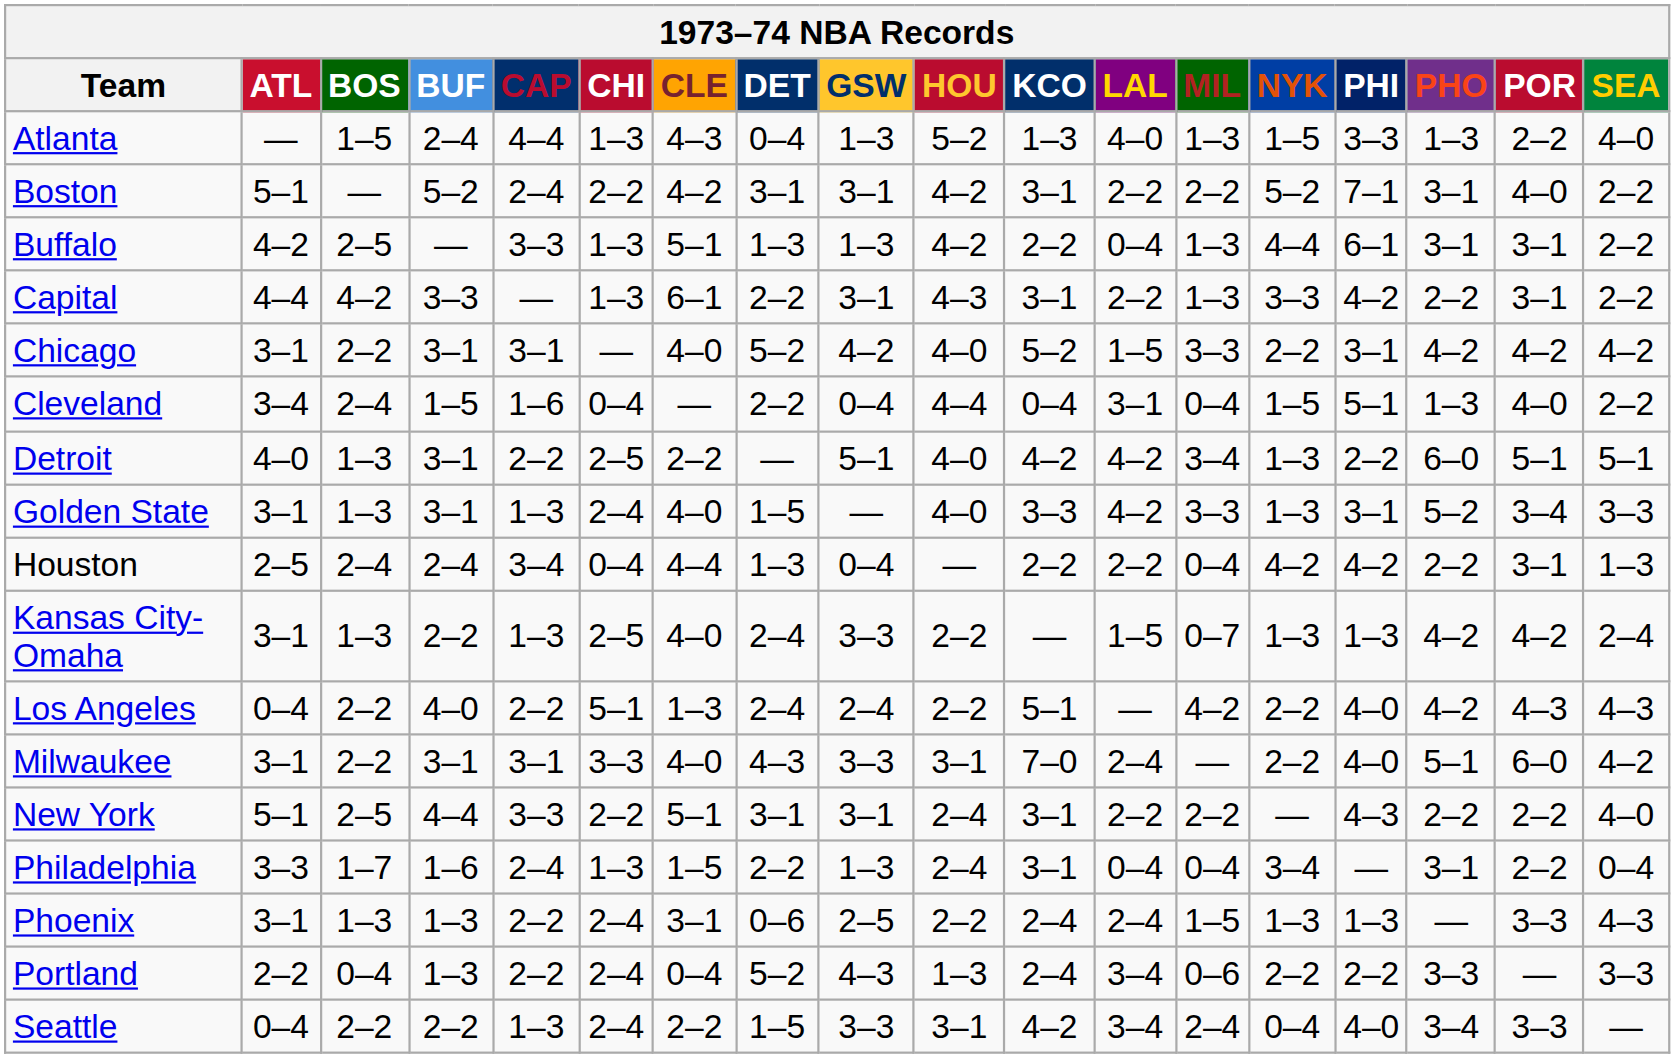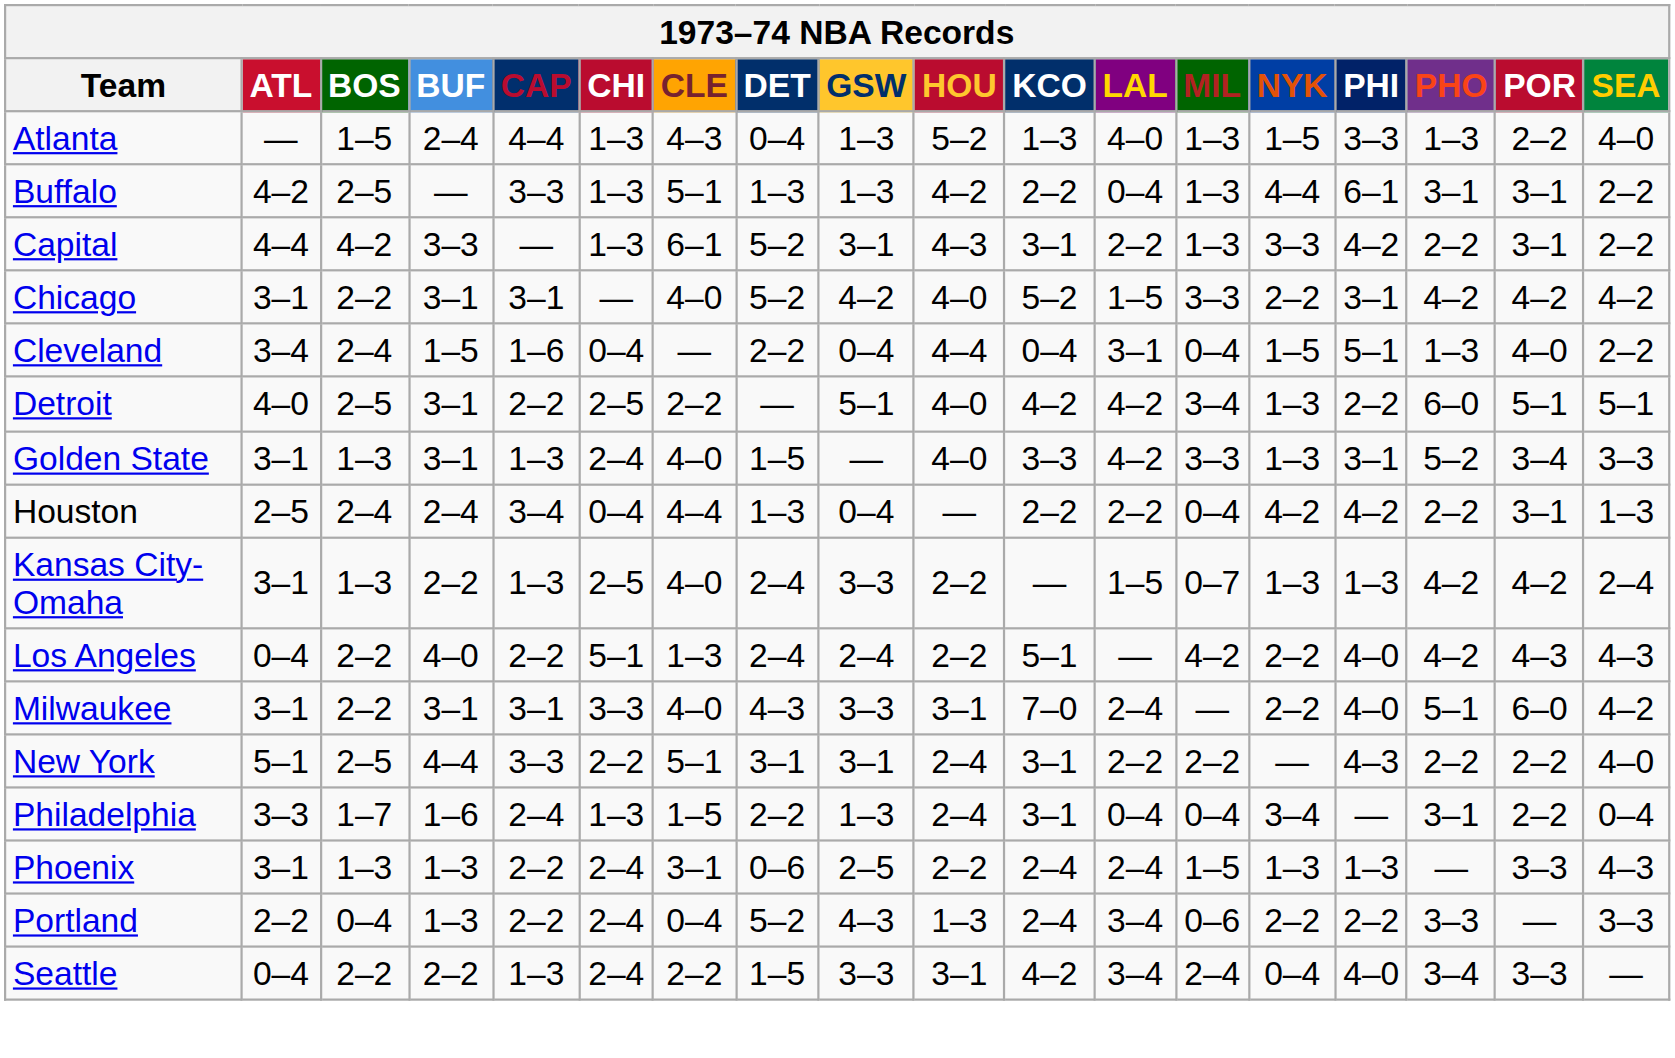- row: (65, 191)
(777, 298) 2–2 -> (777, 245) 5–2
(364, 457) 1–3 -> (364, 404) 2–5
